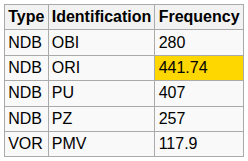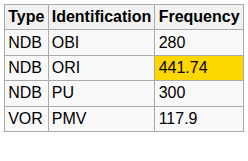(172, 93) 407 -> (172, 93) 300
- row: (62, 118)
